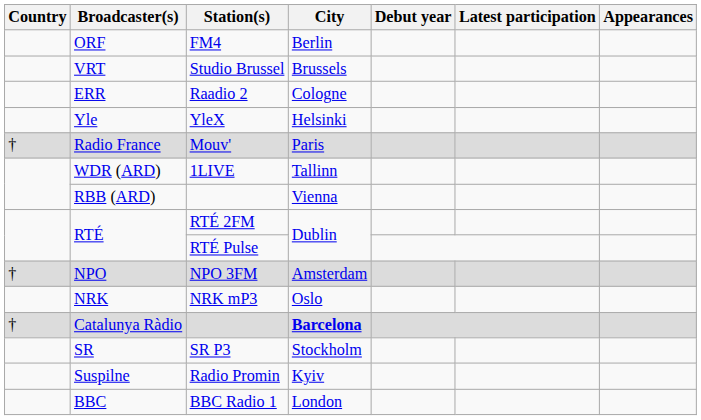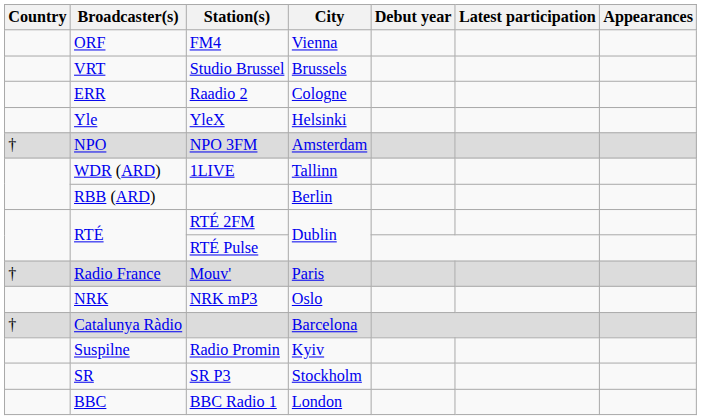(312, 42) Berlin -> (315, 42) Vienna
rows swapped: (117, 145) <-> (90, 273)
(315, 196) Vienna -> (312, 196) Berlin
(327, 324) bold -> (325, 324) normal
rows swapped: (84, 350) <-> (102, 376)
